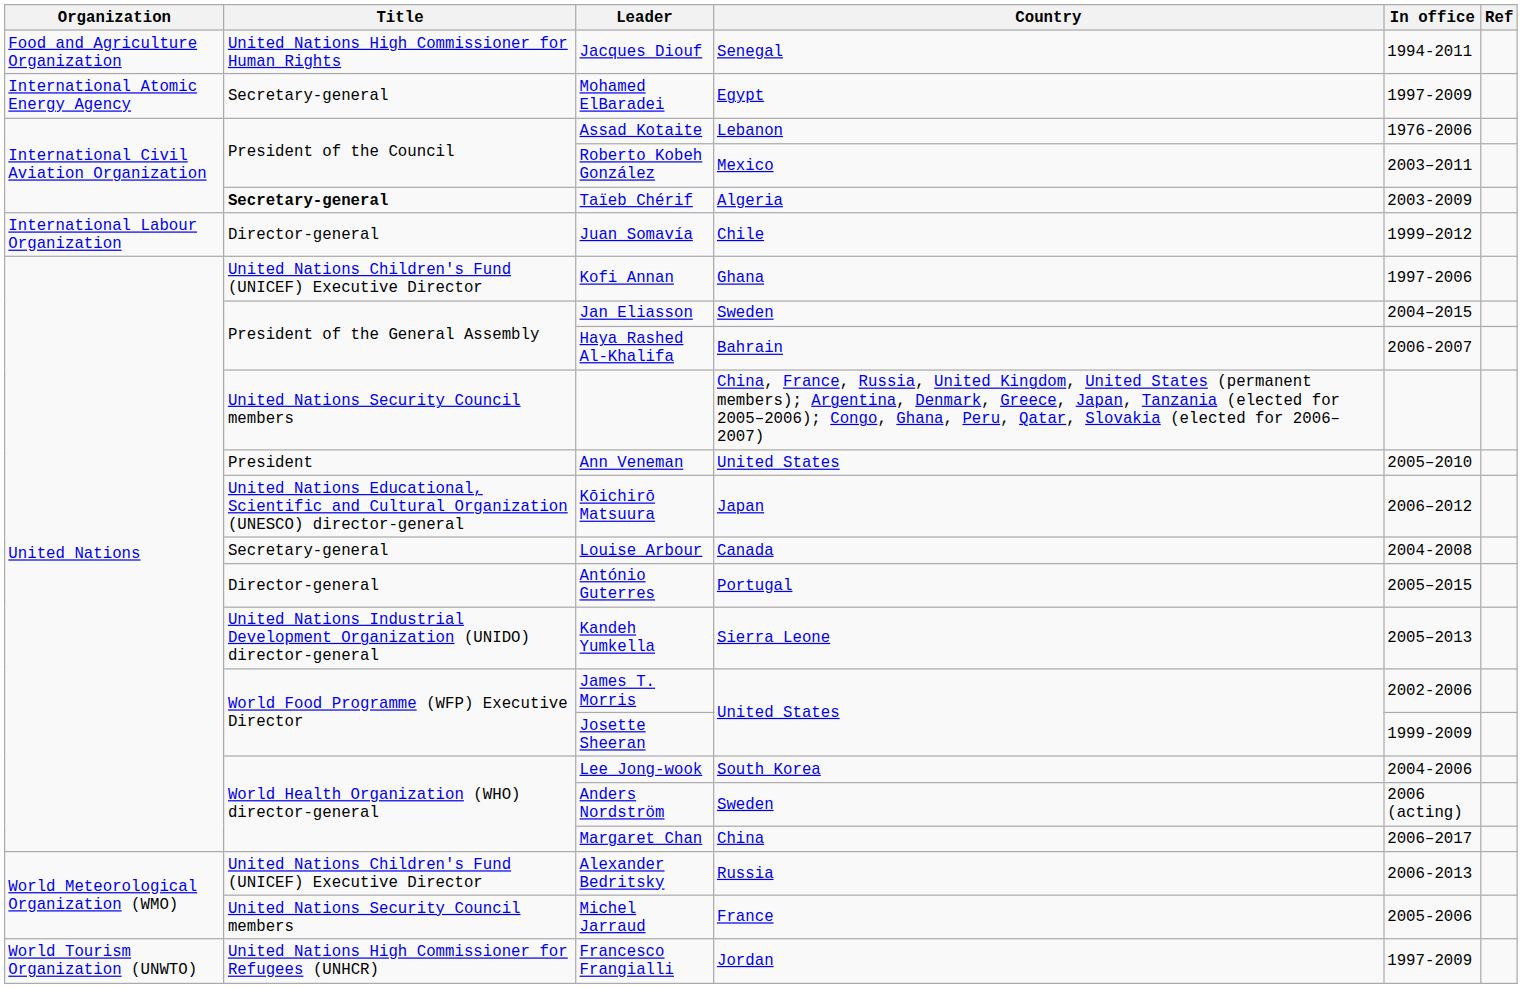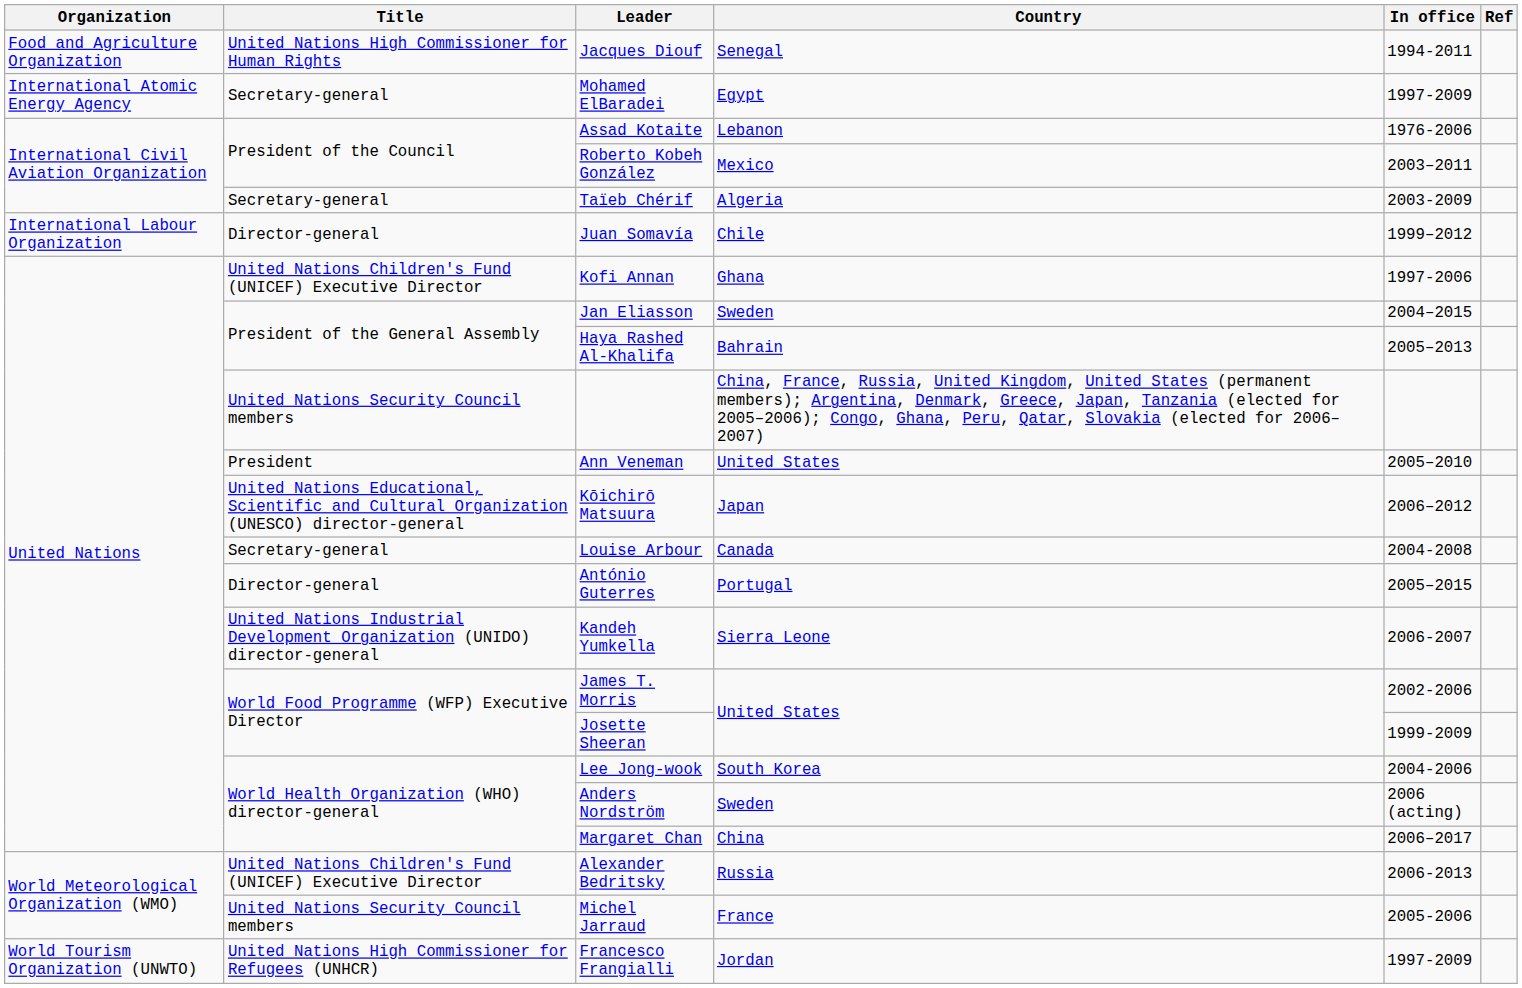(308, 200) bold -> (308, 200) normal
(1430, 348) 2006-2007 -> (1430, 348) 2005–2013
(1430, 638) 2005–2013 -> (1430, 638) 2006-2007
